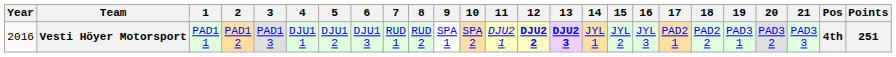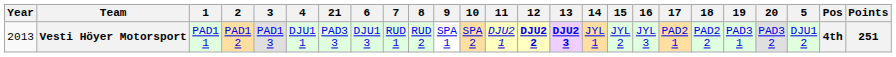columns swapped: (335, 13) <-> (804, 13)
(21, 37) 2016 -> (21, 37) 2013
